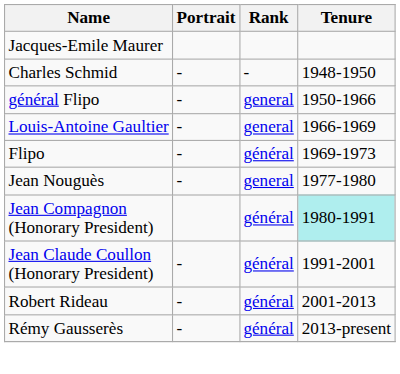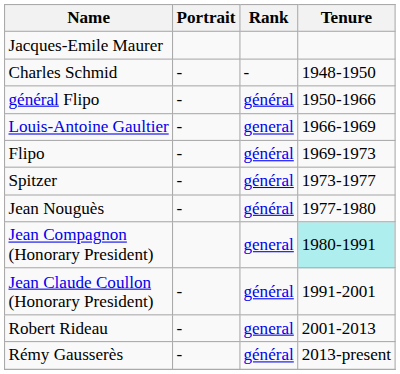(269, 99) general -> (269, 99) général
+ row: (33, 180)
(269, 180) general -> (269, 208) général
(269, 217) général -> (269, 244) general
(269, 300) général -> (269, 328) general
